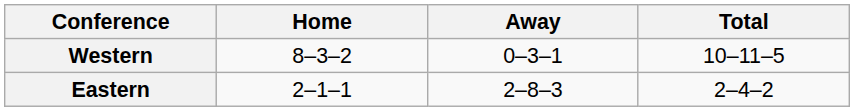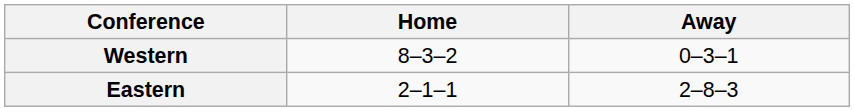- column: (744, 22)
